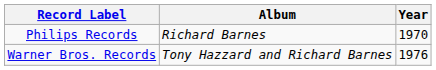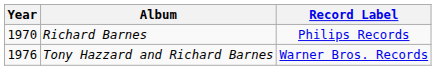columns swapped: (413, 15) <-> (82, 15)
